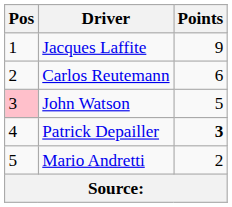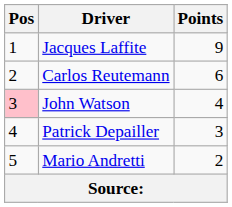(219, 103) 5 -> (219, 103) 4
(219, 132) bold -> (219, 132) normal
